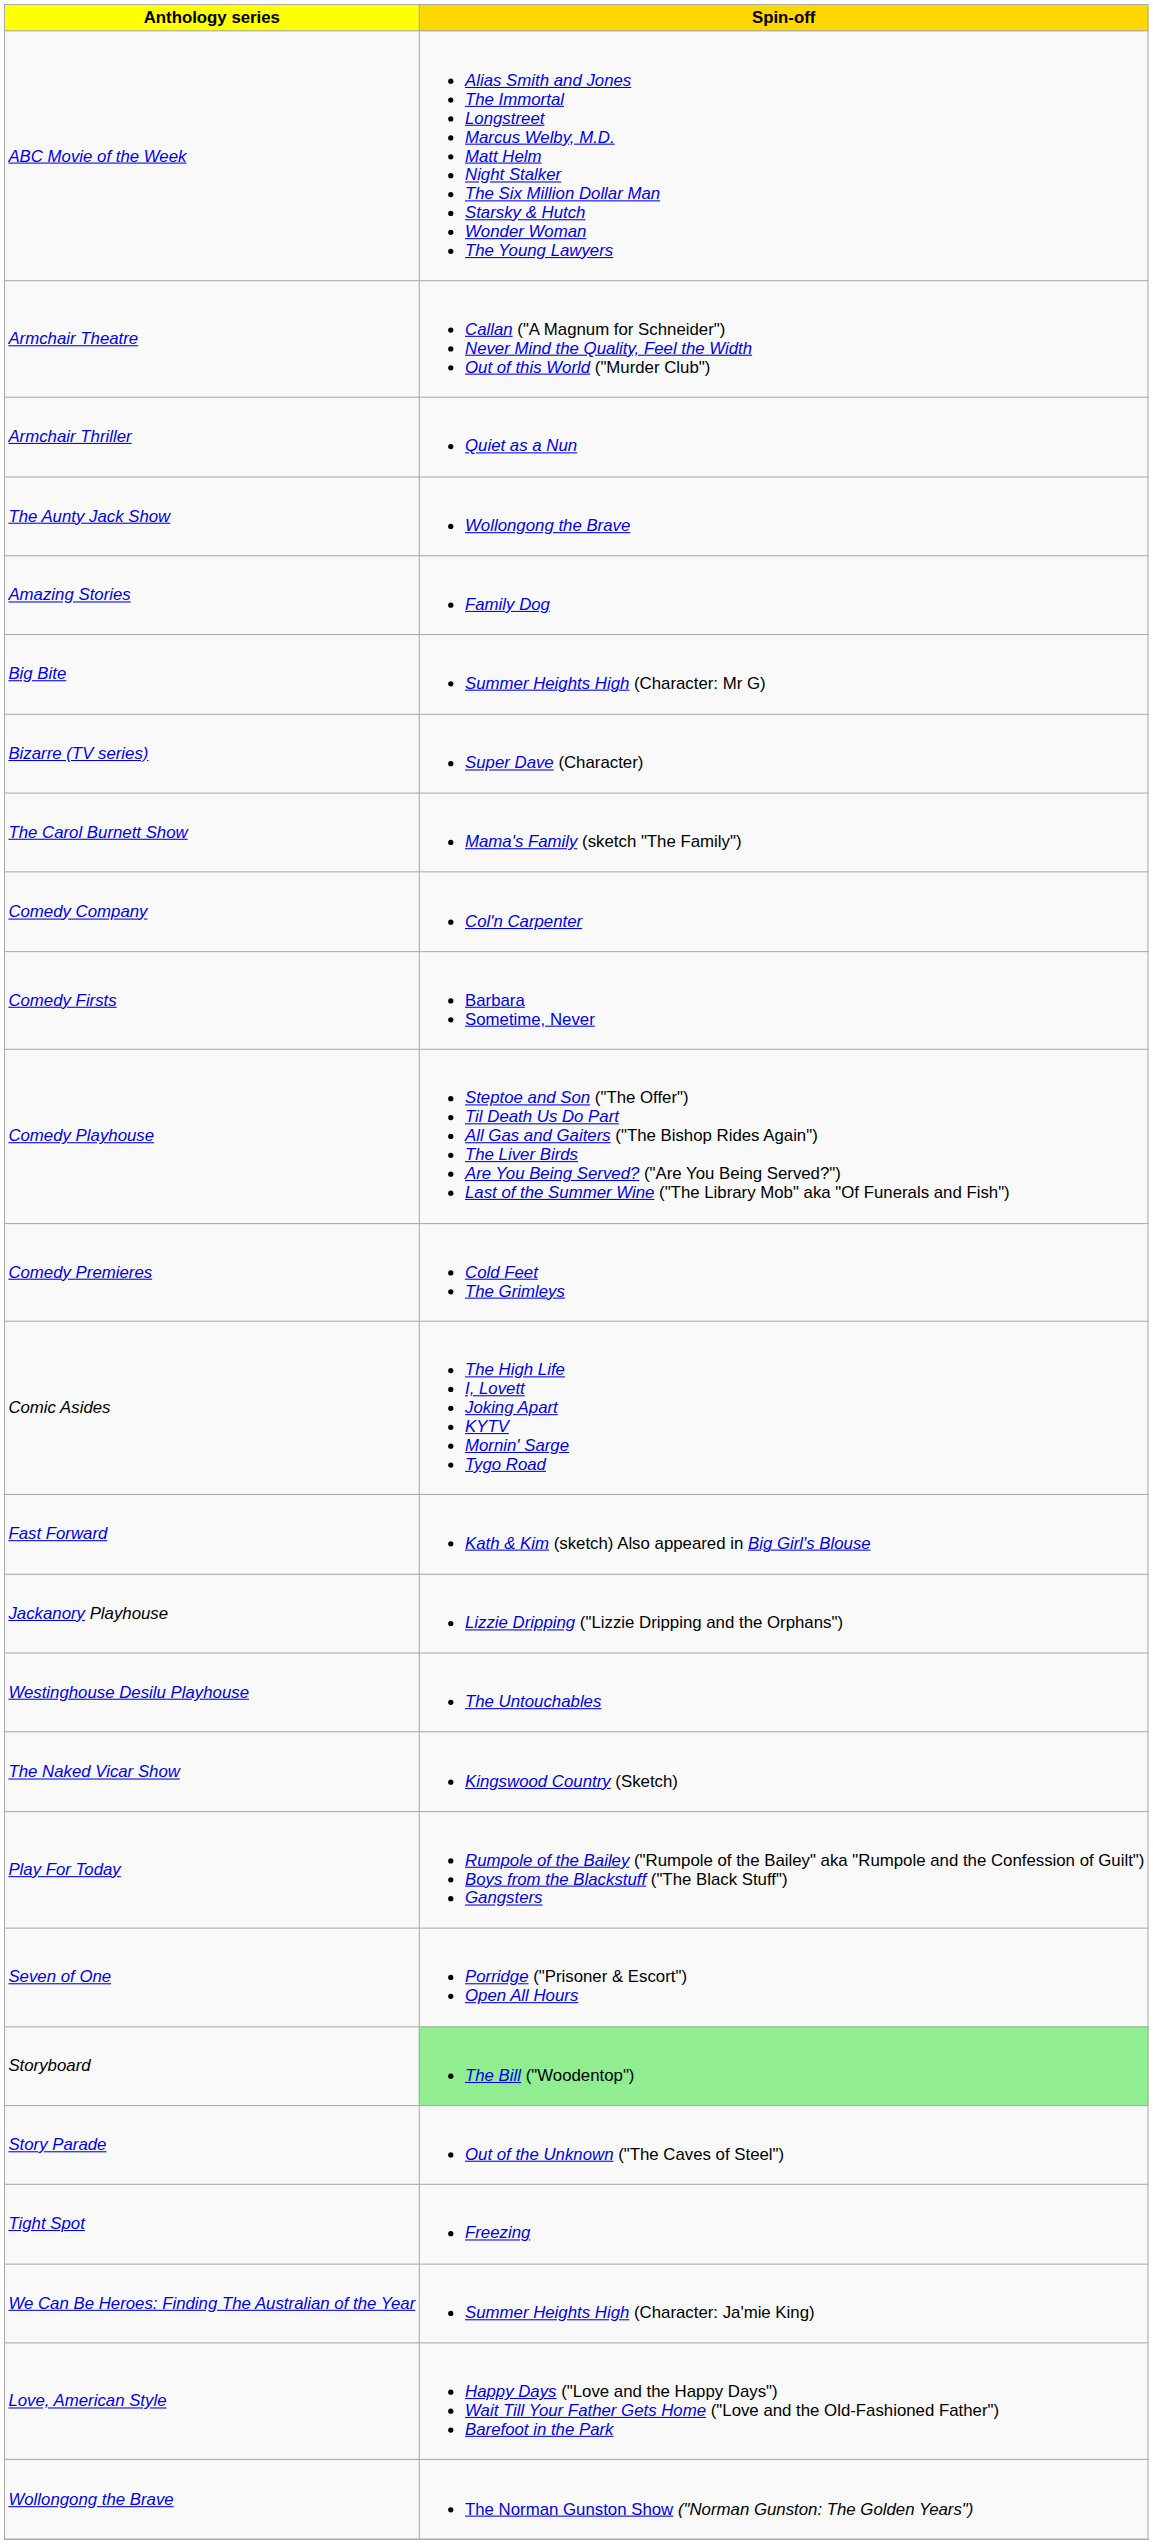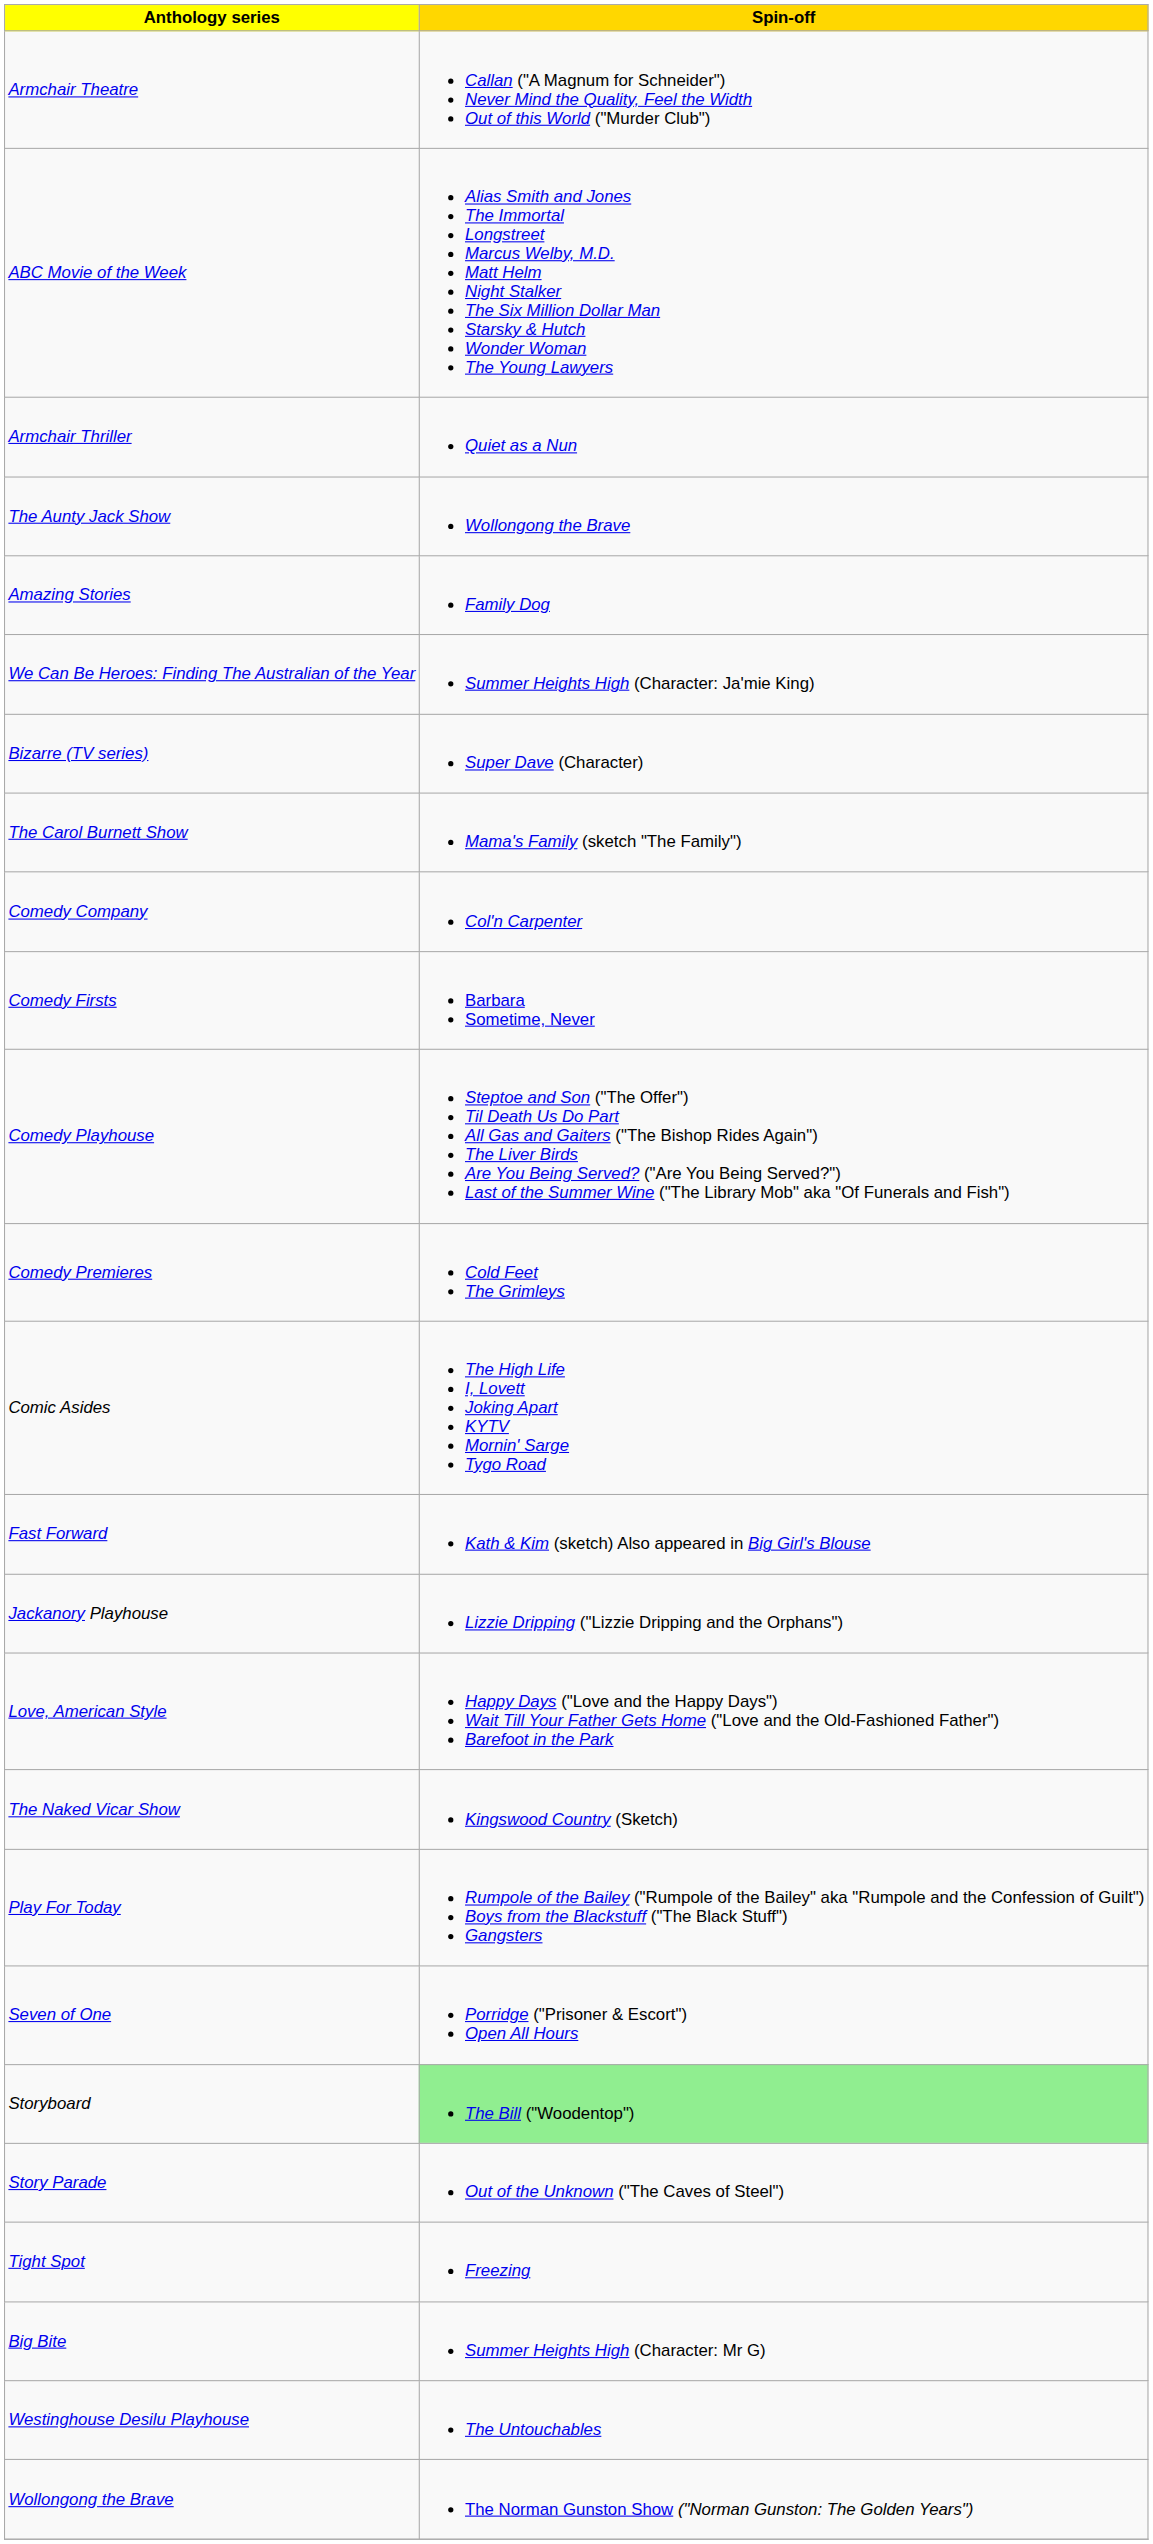rows swapped: (97, 155) <-> (73, 338)
rows swapped: (37, 674) <-> (212, 2303)
rows swapped: (87, 2401) <-> (129, 1692)
